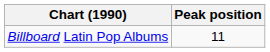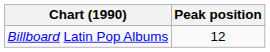(218, 36) 11 -> (218, 36) 12
